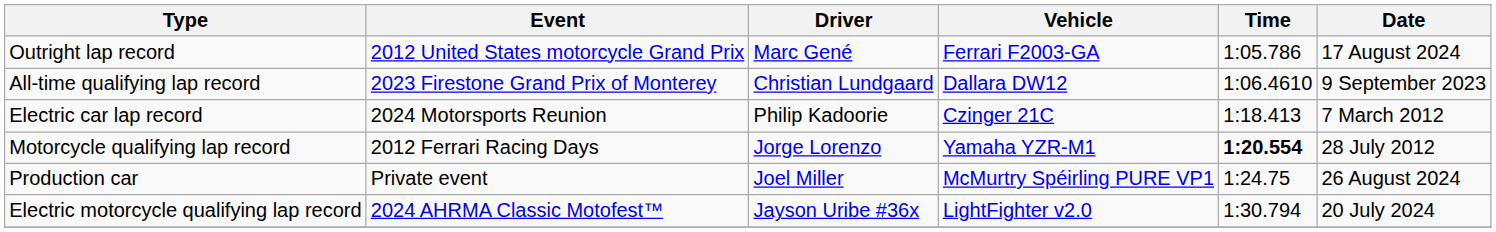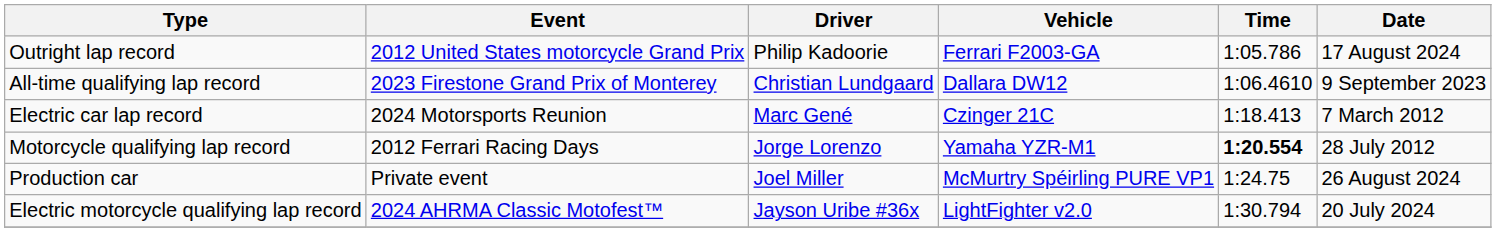(803, 52) Marc Gené -> (821, 52) Philip Kadoorie
(821, 115) Philip Kadoorie -> (803, 115) Marc Gené
